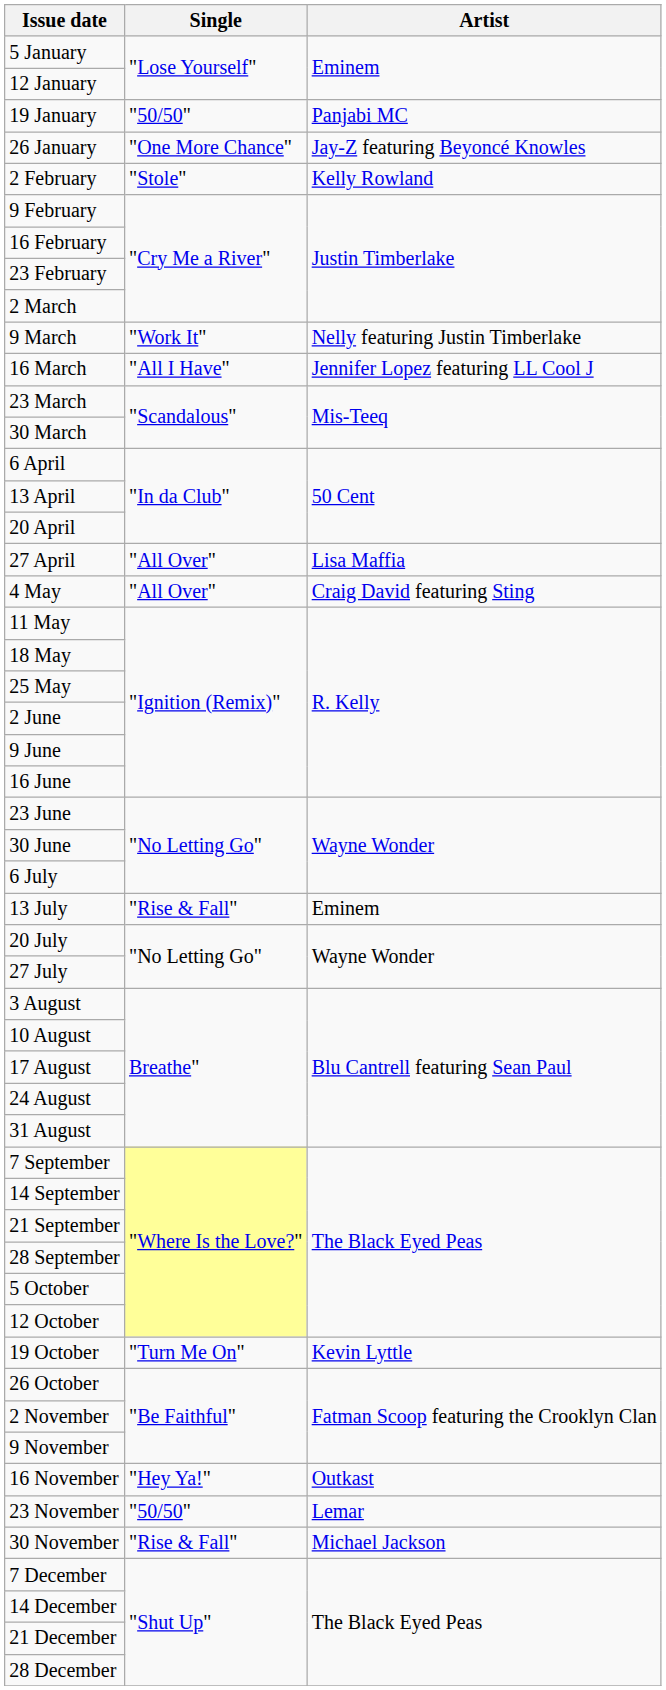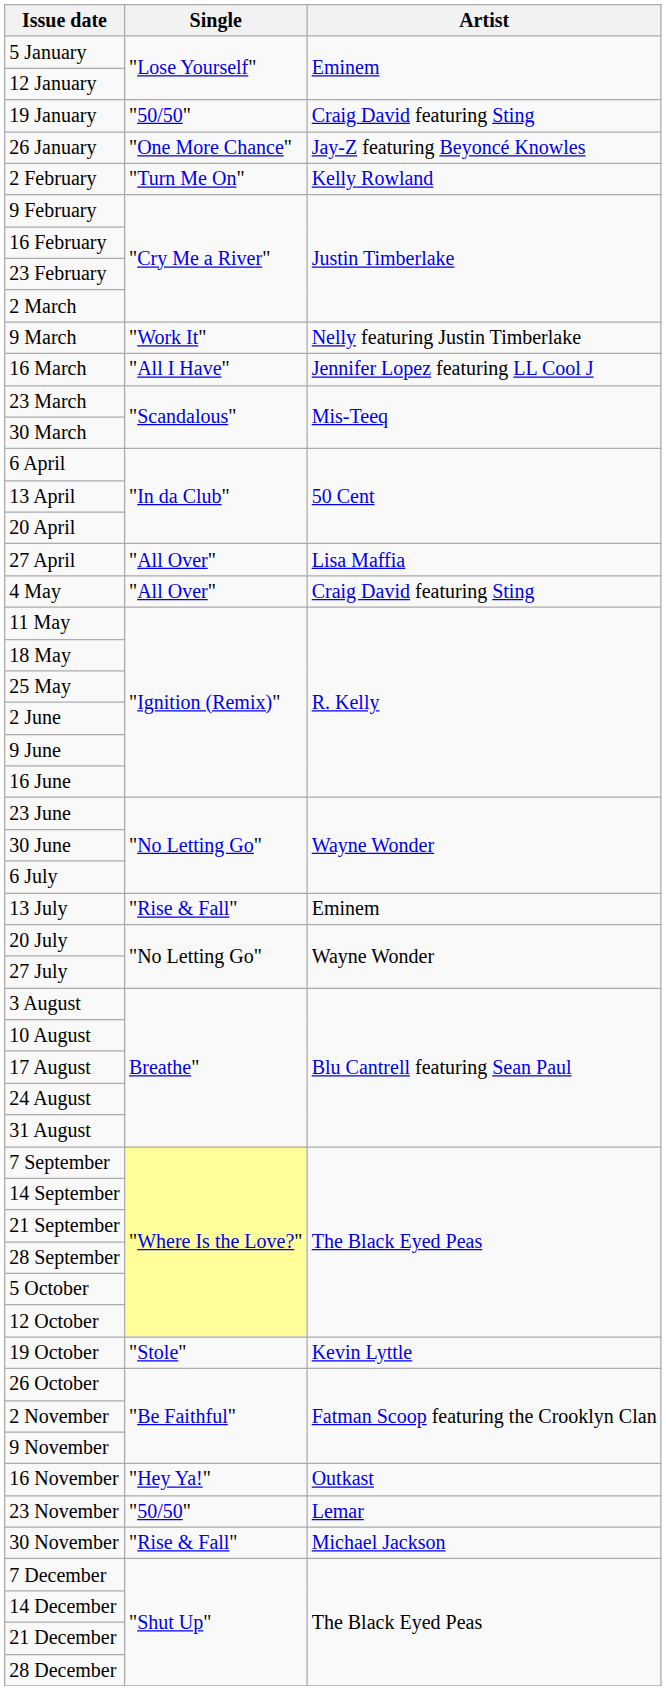(360, 115) Panjabi MC -> (423, 115) Craig David featuring Sting
(158, 178) "Stole" -> (187, 178) "Turn Me On"
(187, 1352) "Turn Me On" -> (158, 1352) "Stole"
